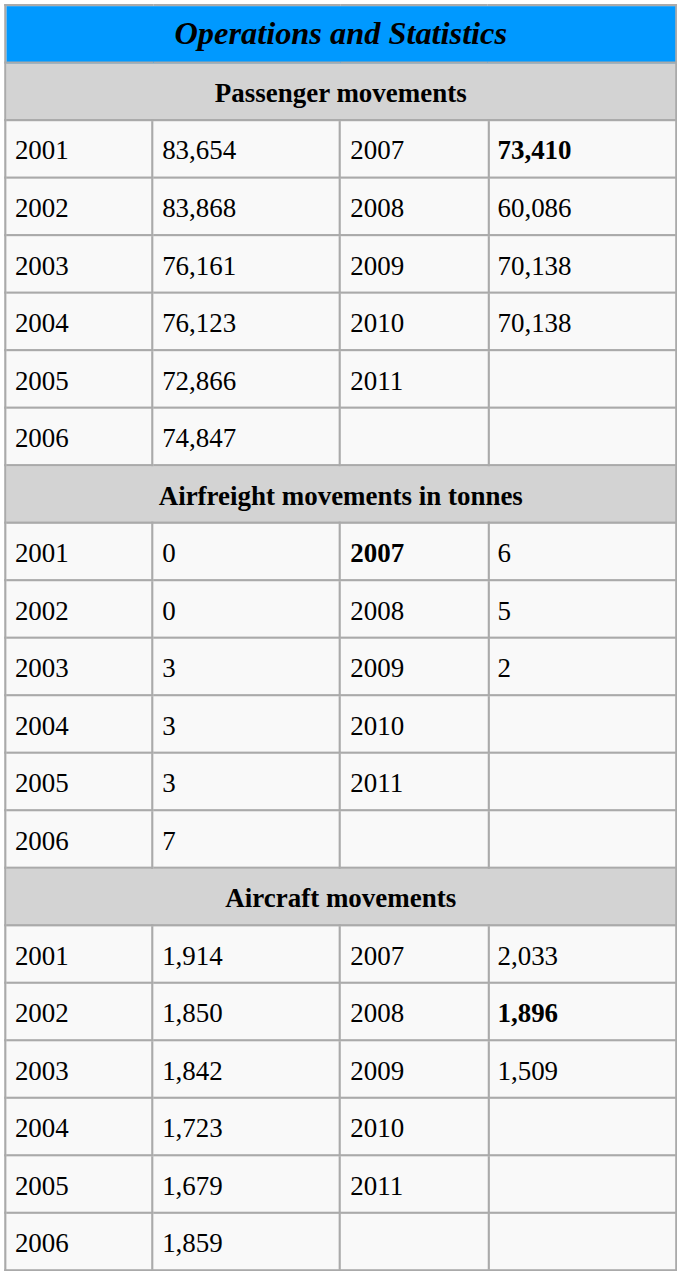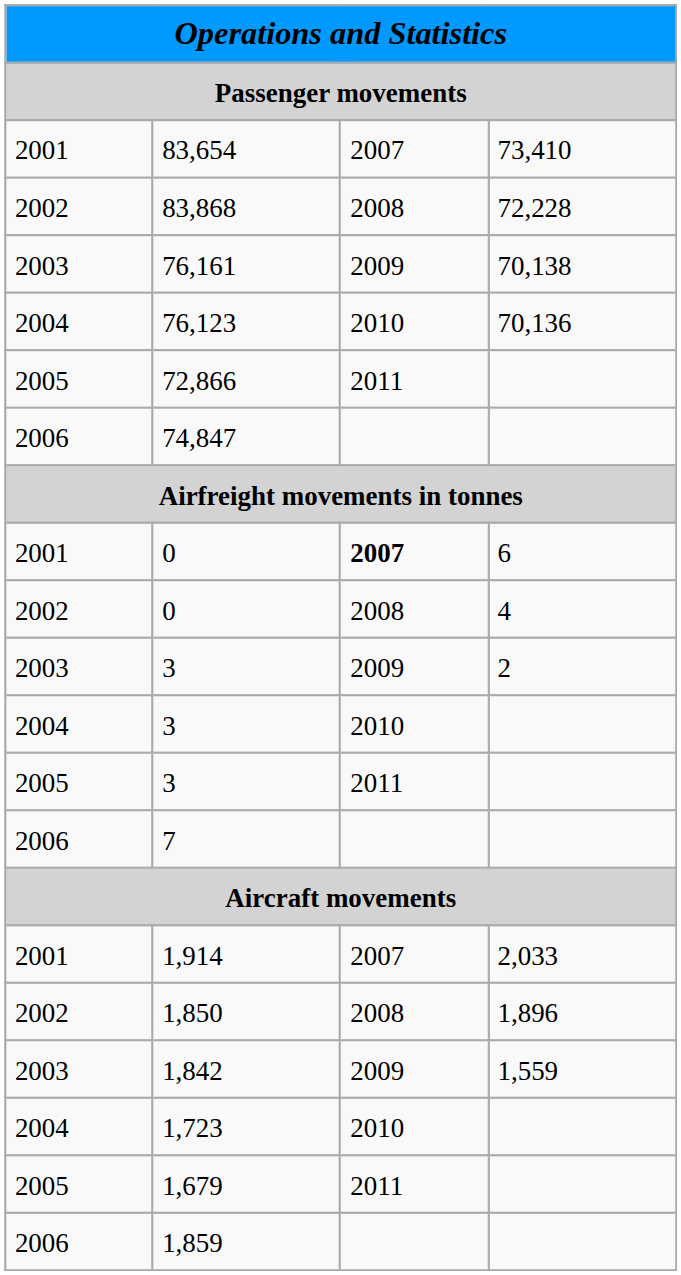(535, 148) bold -> (535, 151) normal
(535, 208) 60,086 -> (535, 208) 72,228
(535, 324) 70,138 -> (535, 324) 70,136
(504, 611) 5 -> (504, 611) 4
(528, 1010) bold -> (528, 1014) normal
(528, 1071) 1,509 -> (528, 1071) 1,559
